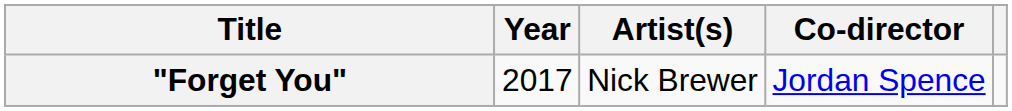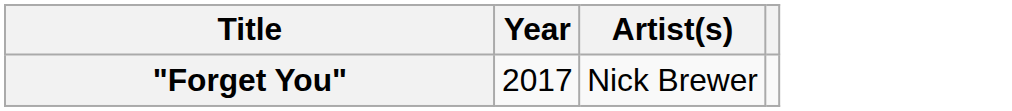- column: (879, 29)
